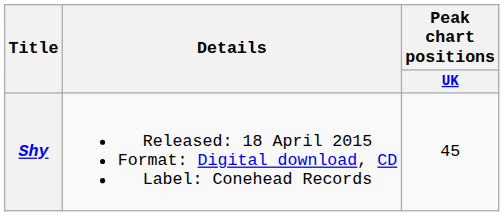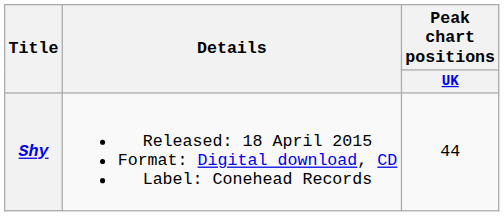(450, 151) 45 -> (450, 151) 44
